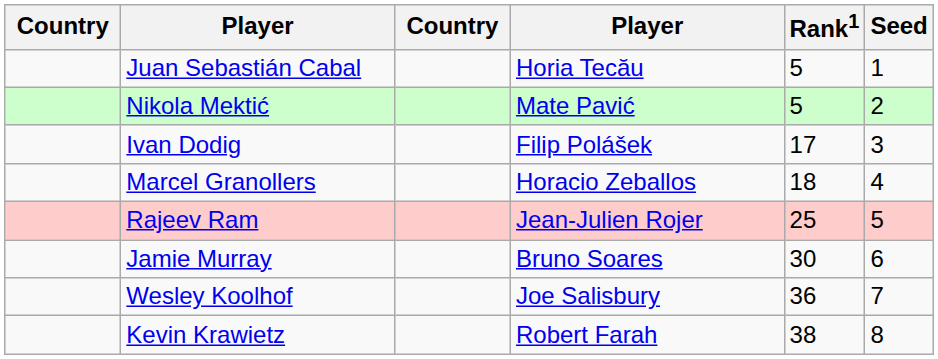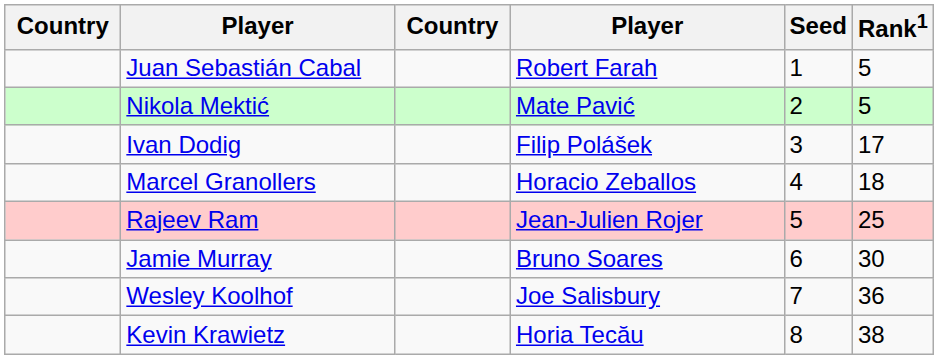columns swapped: (824, 26) <-> (899, 26)
(580, 68) Horia Tecău -> (587, 68) Robert Farah
(587, 334) Robert Farah -> (580, 334) Horia Tecău
